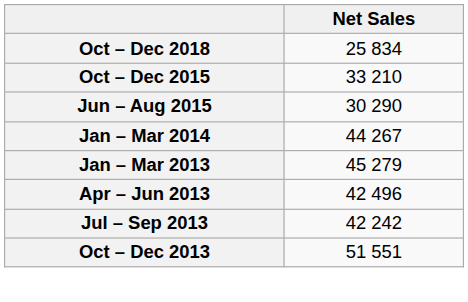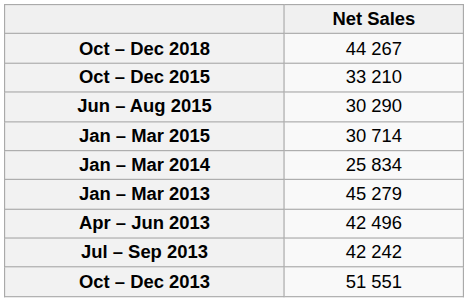(374, 48) 25 834 -> (374, 48) 44 267
+ row: (144, 135)
(374, 135) 44 267 -> (374, 164) 25 834
